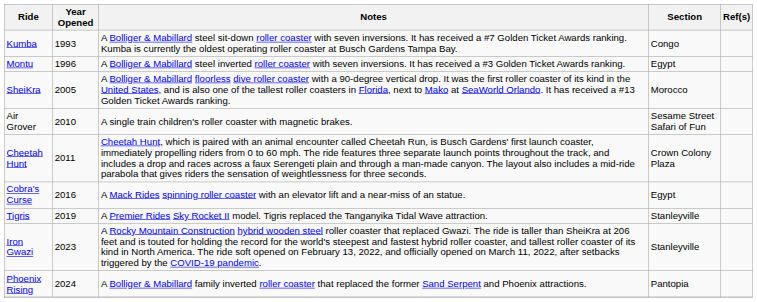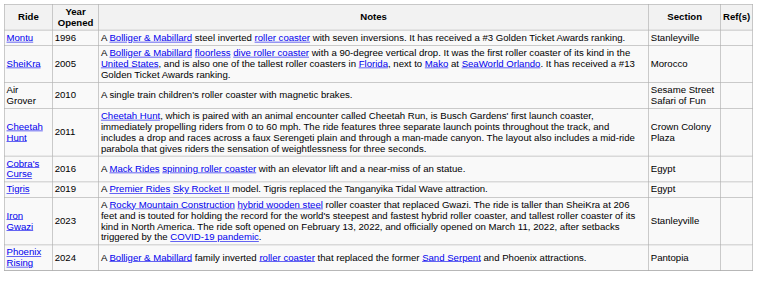- row: (22, 43)
(663, 64) Egypt -> (675, 38) Stanleyville
(675, 215) Stanleyville -> (663, 189) Egypt
